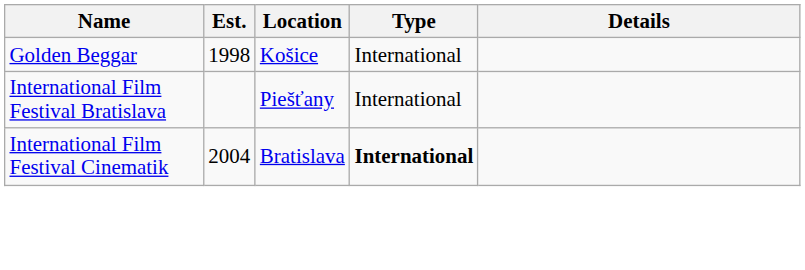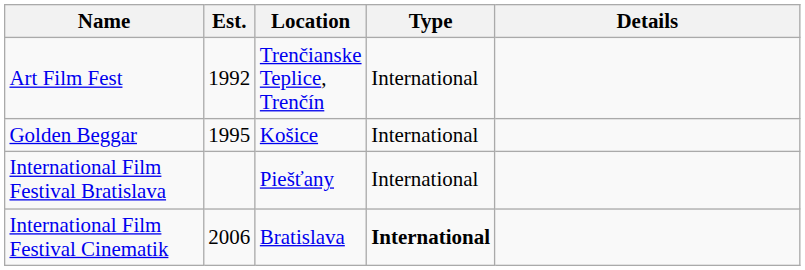+ row: (66, 77)
(229, 54) 1998 -> (229, 134) 1995
(229, 156) 2004 -> (229, 236) 2006
